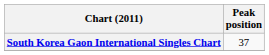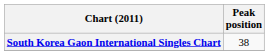(244, 42) 37 -> (244, 42) 38
